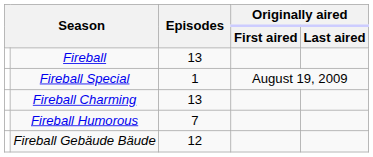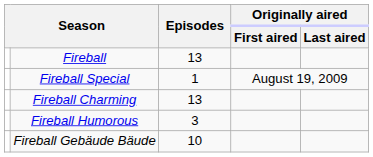(195, 120) 7 -> (195, 120) 3
(195, 141) 12 -> (195, 141) 10
